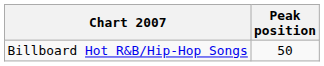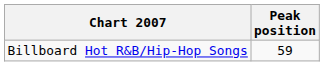(285, 51) 50 -> (285, 51) 59
